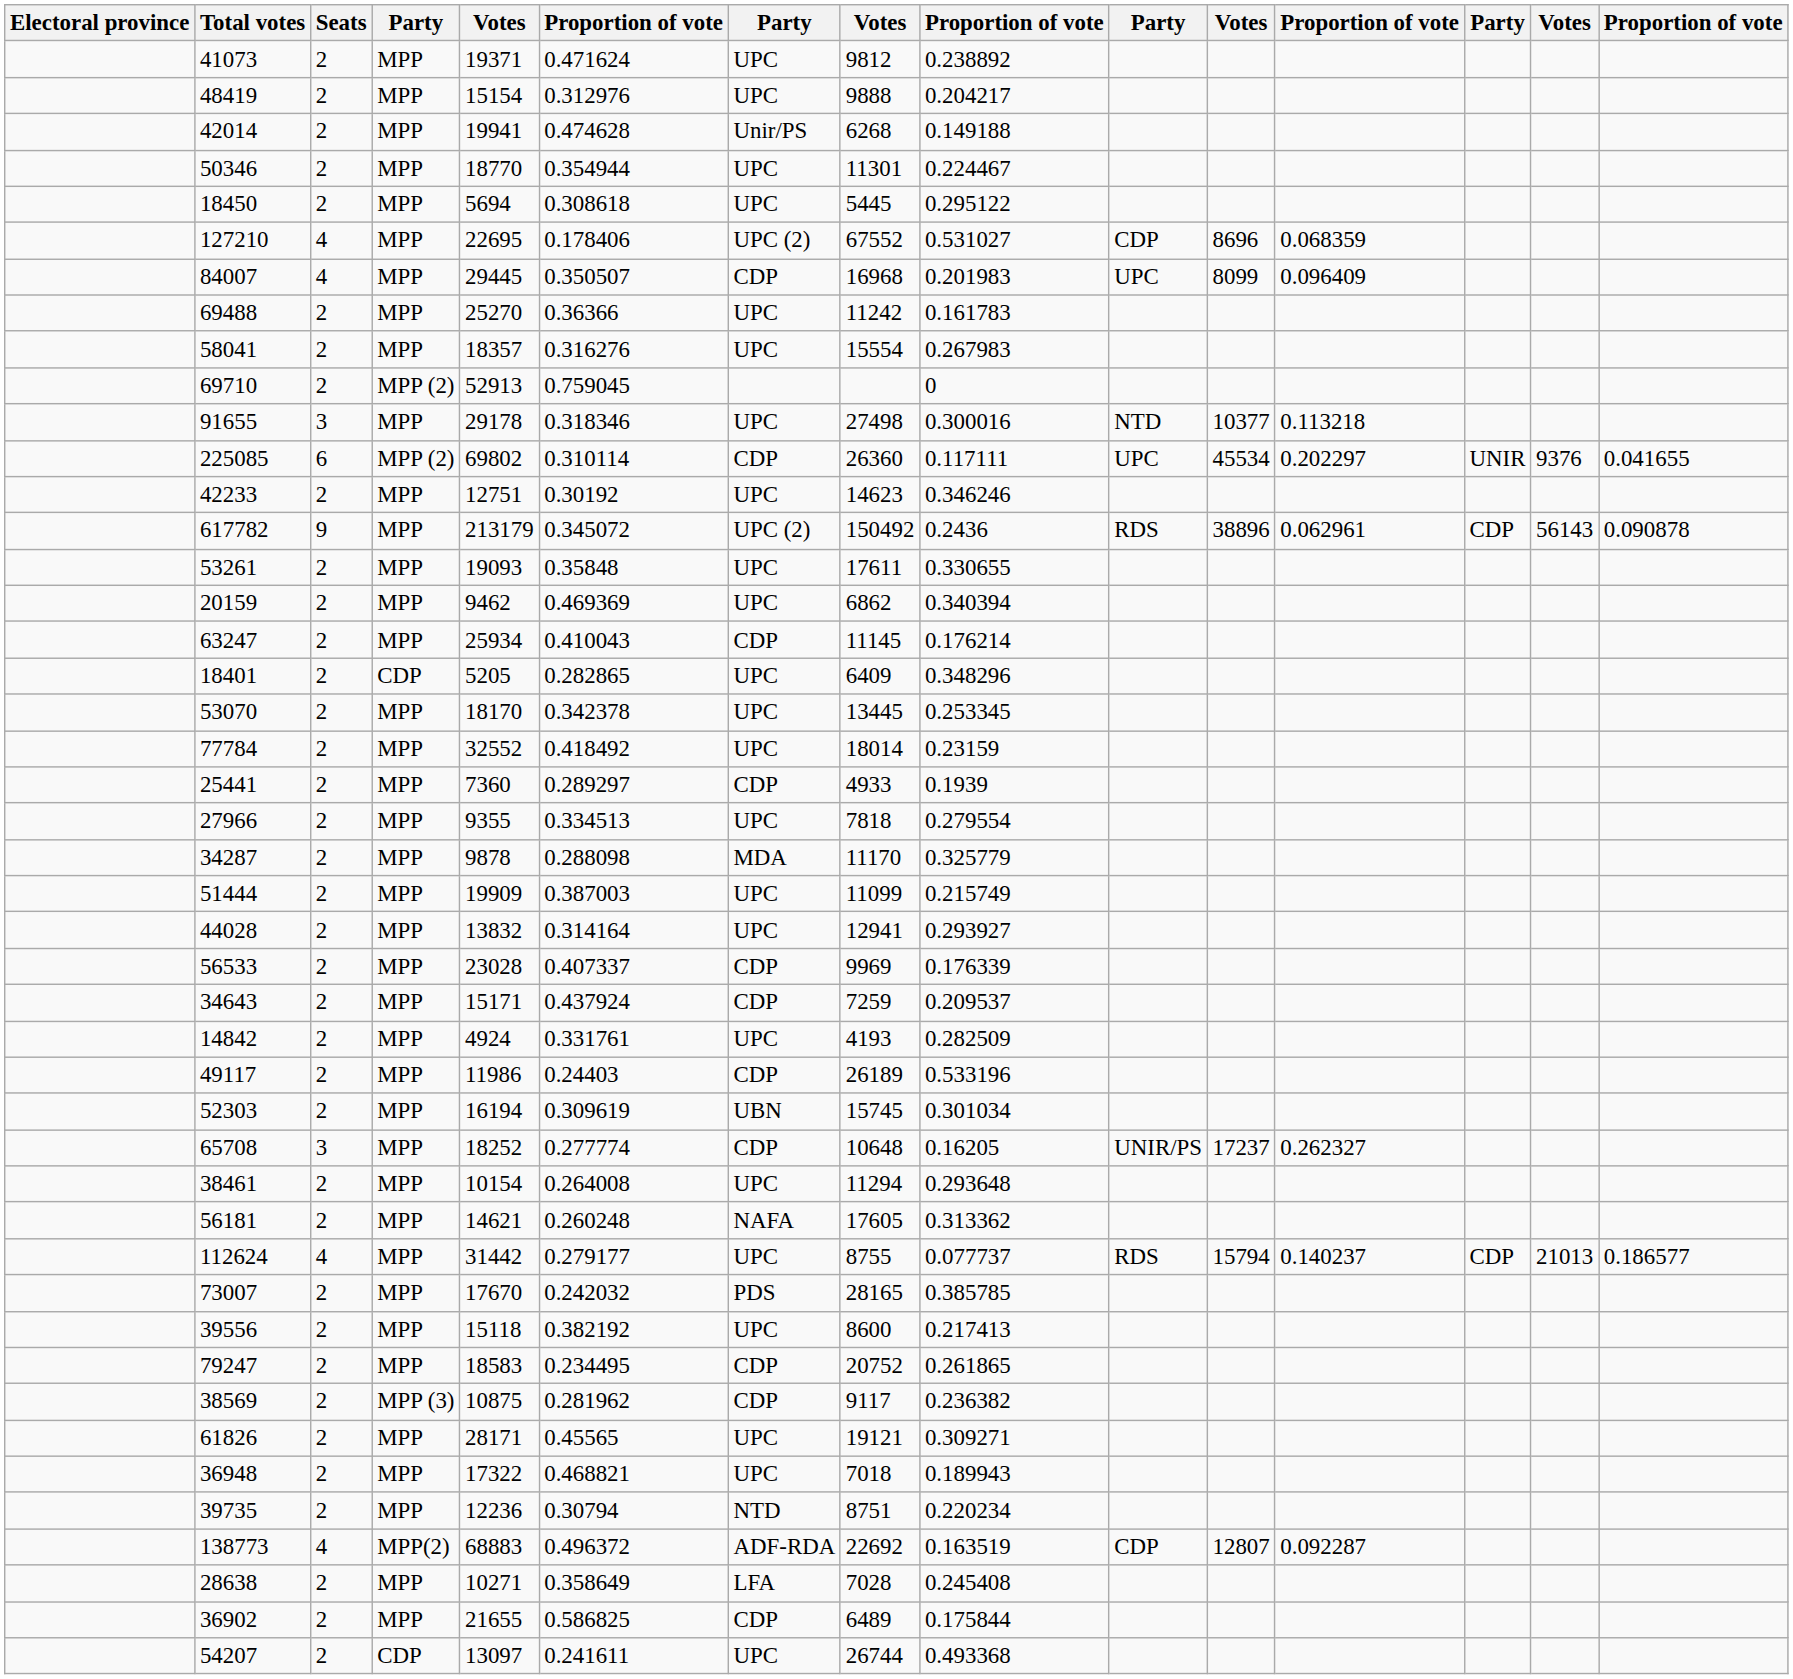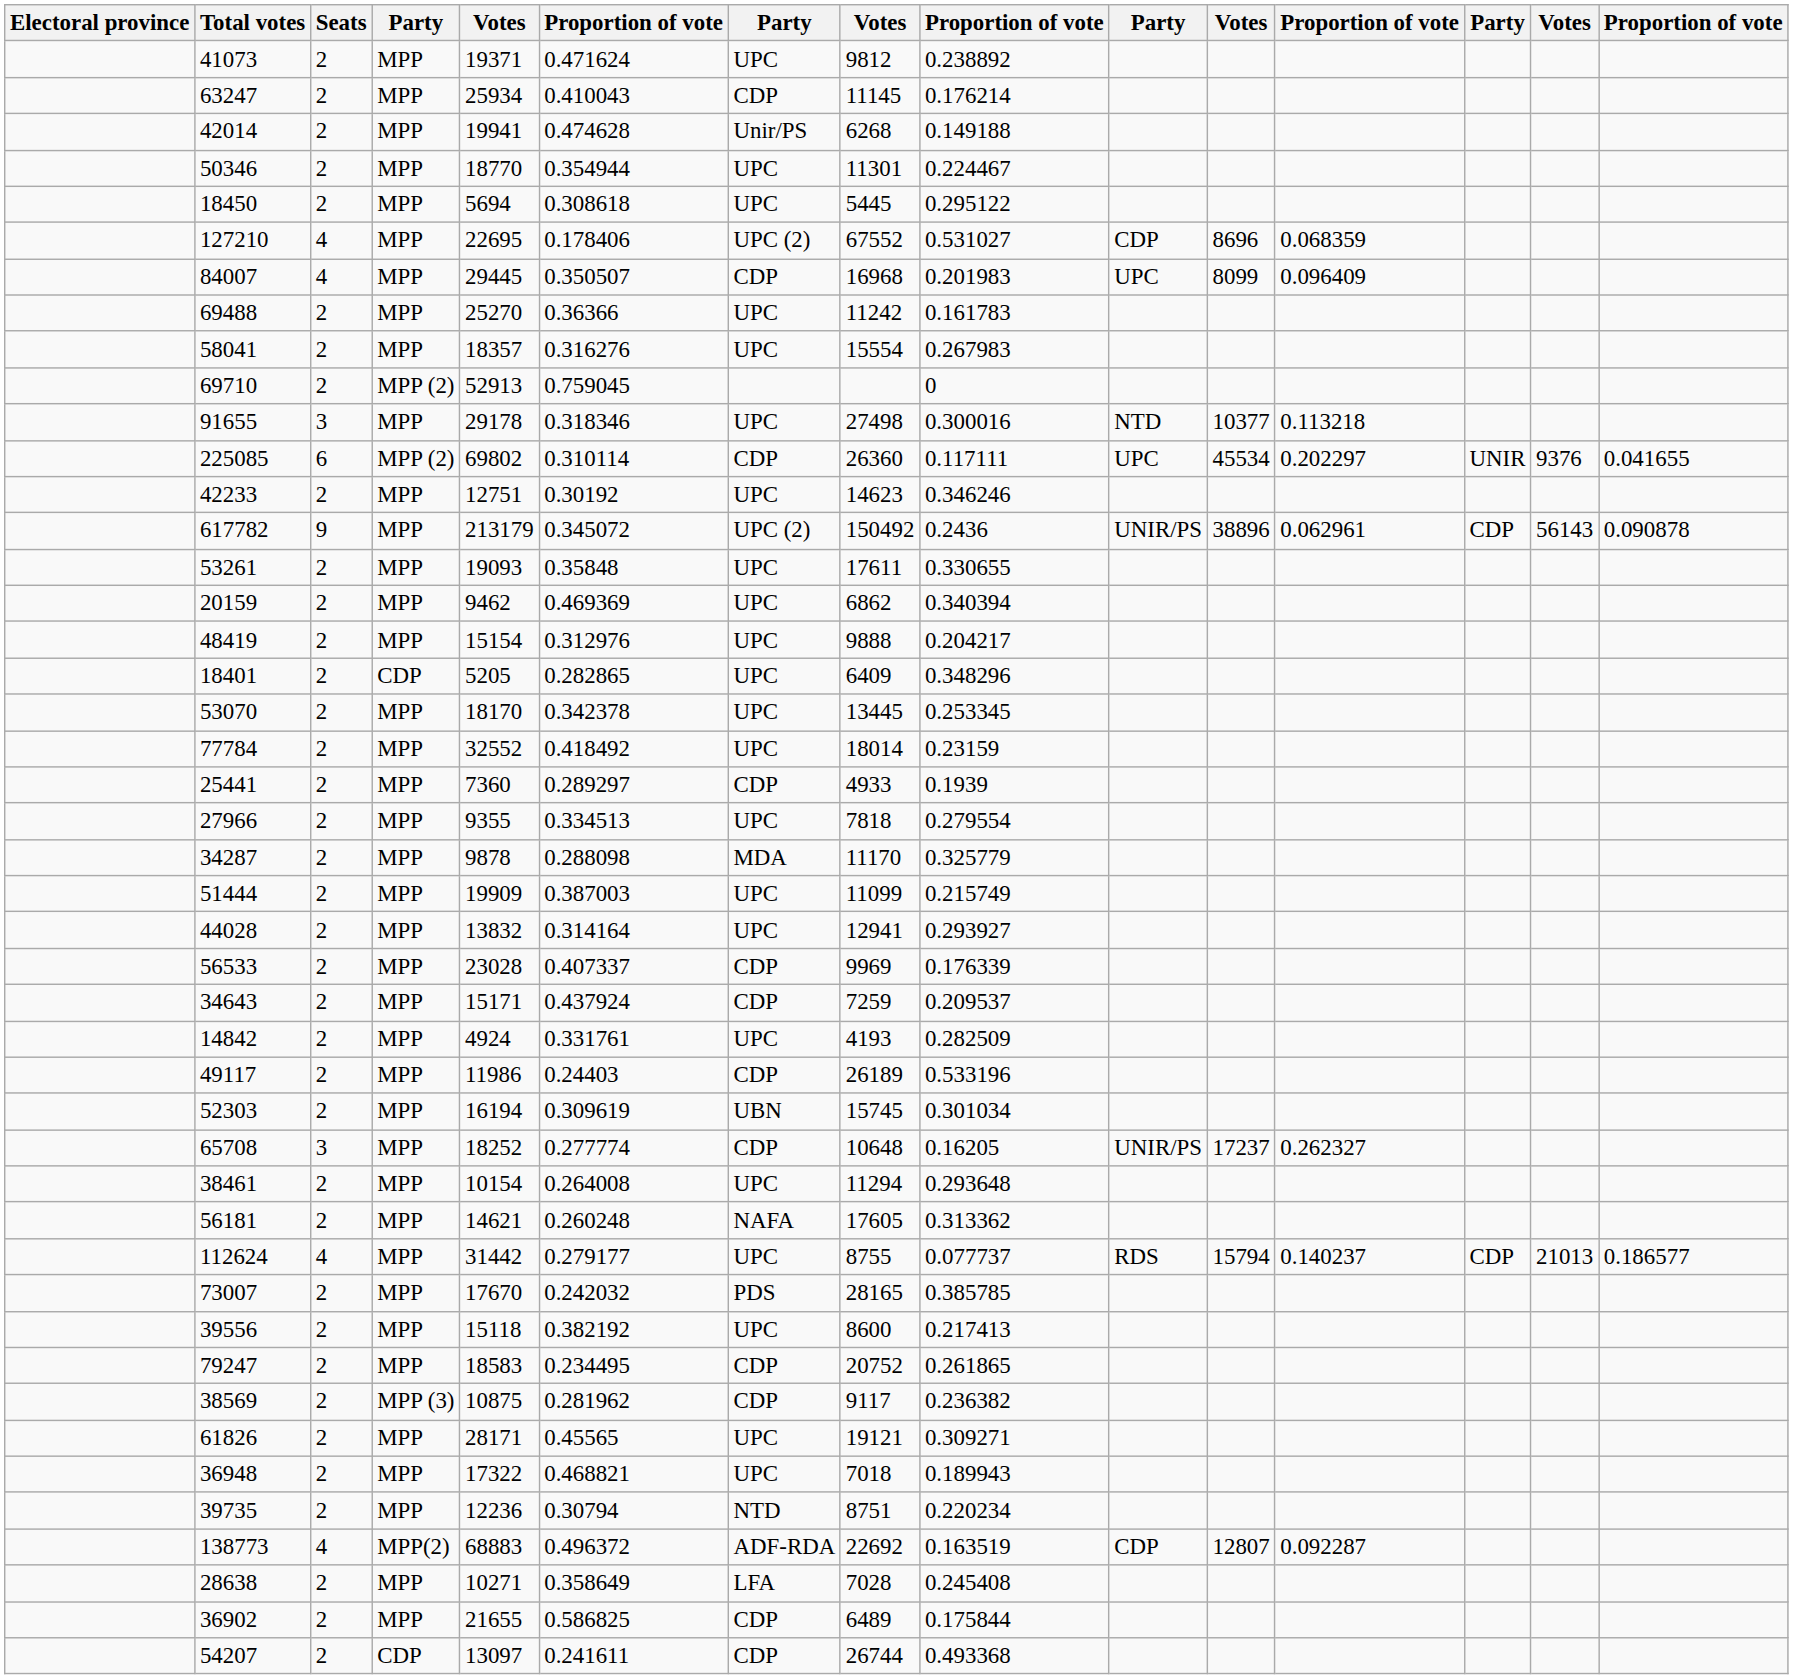rows swapped: (229, 639) <-> (229, 95)
(1136, 530) RDS -> (1158, 530) UNIR/PS
(756, 1655) UPC -> (756, 1655) CDP
